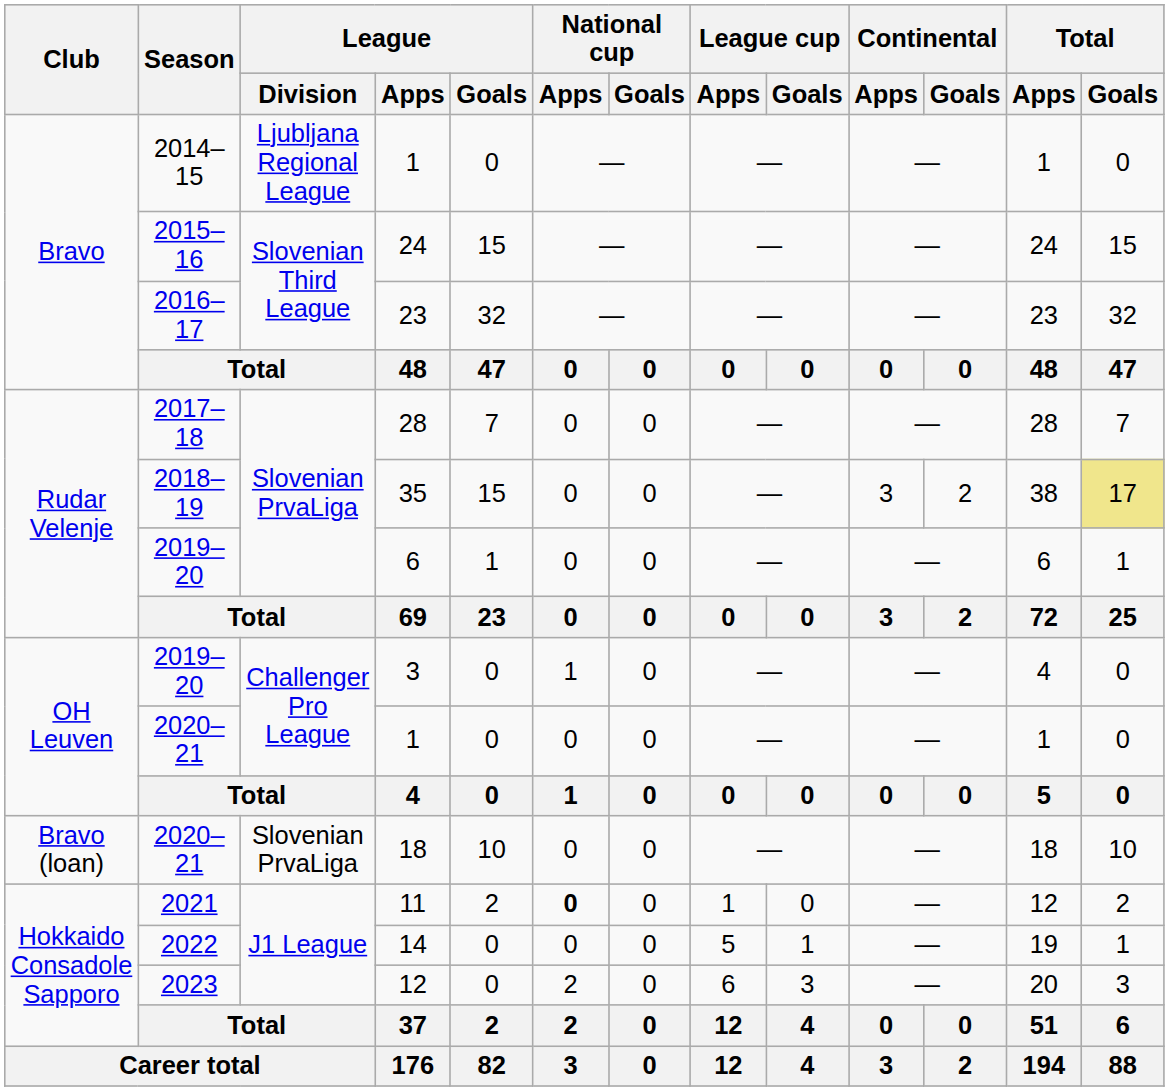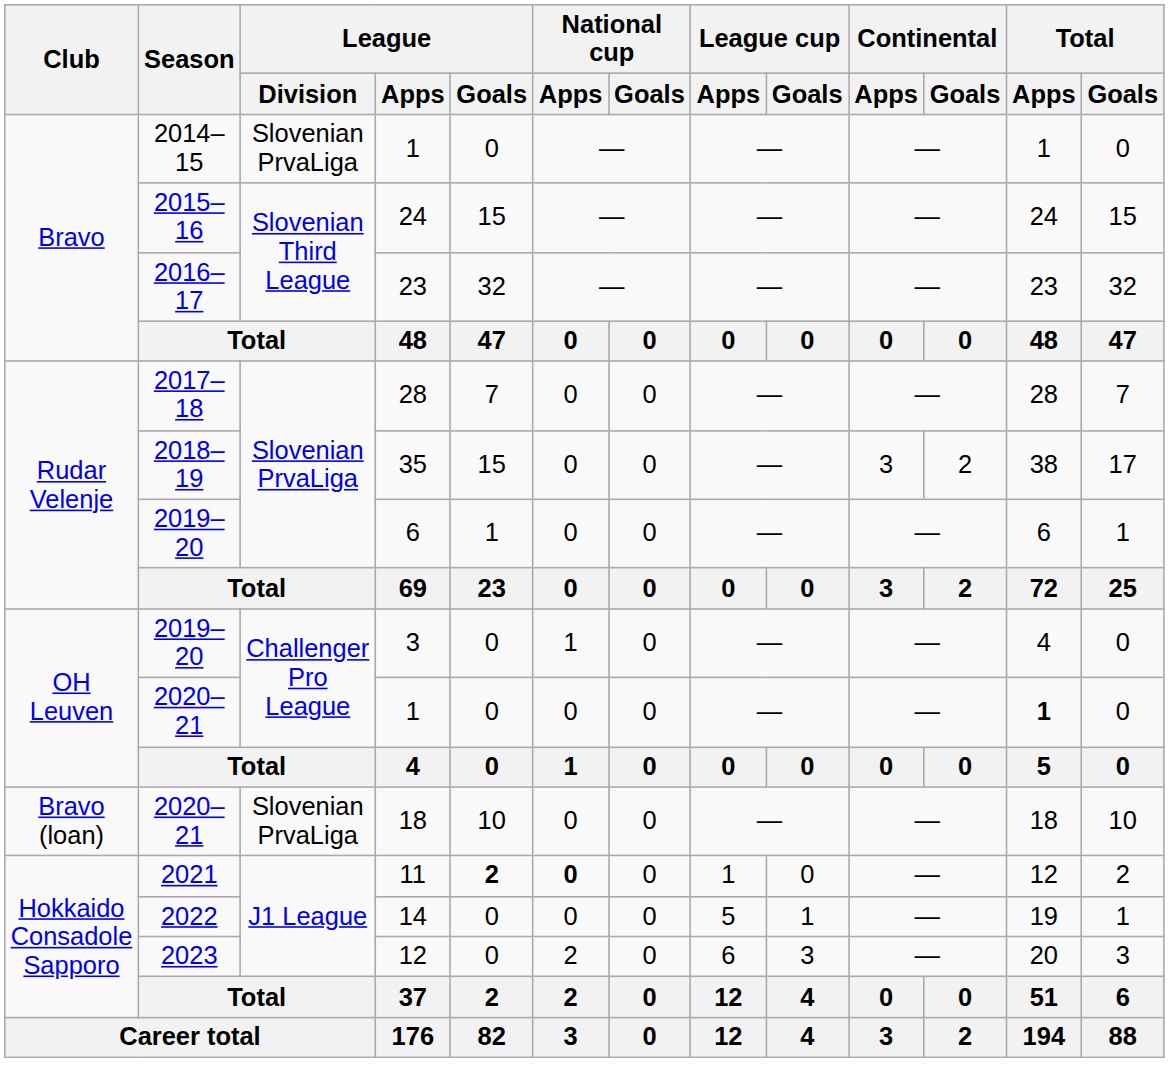(308, 162) Ljubljana Regional League -> (308, 148) Slovenian PrvaLiga
(1123, 493) khaki background -> (1123, 464) no background
(1044, 740) normal -> (1044, 711) bold
(492, 904) normal -> (492, 875) bold
